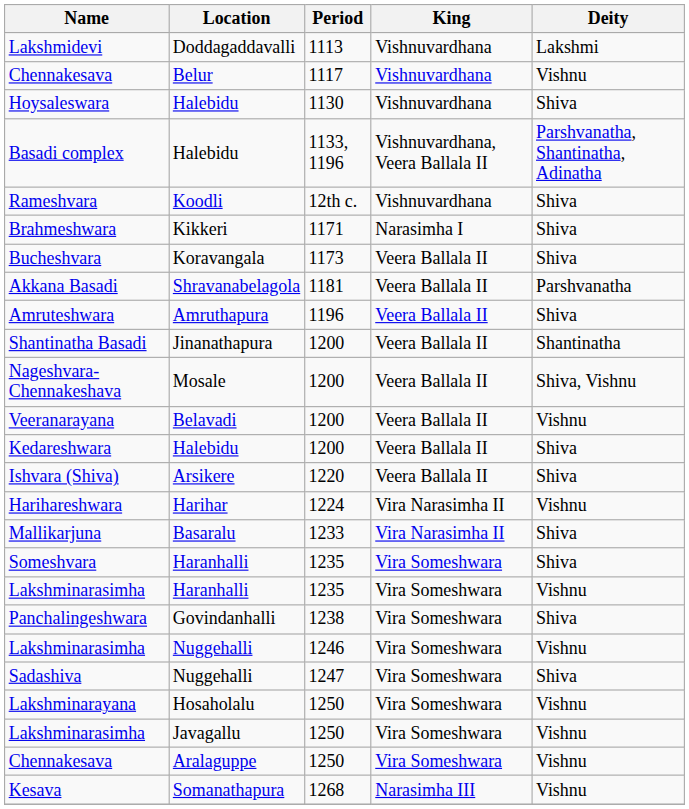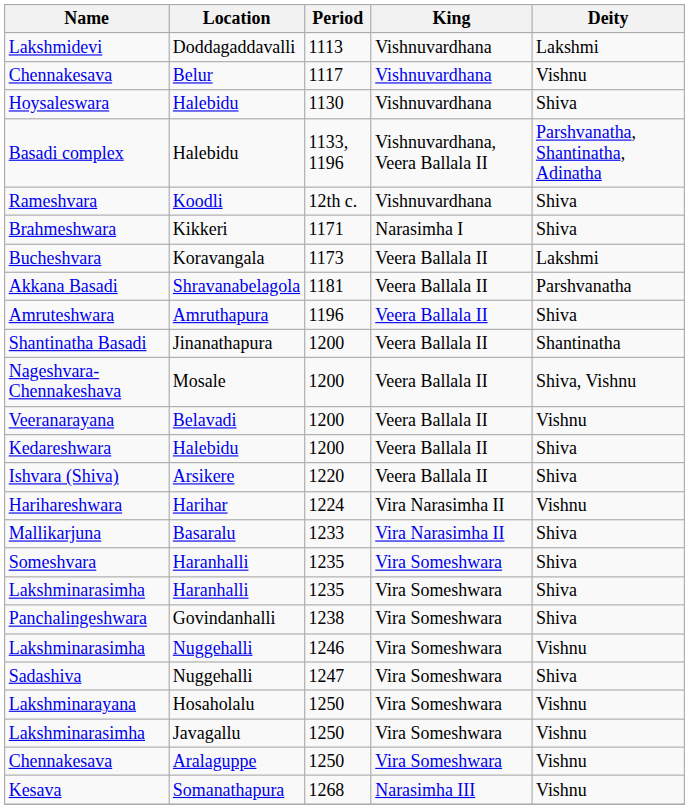(556, 257) Shiva -> (567, 257) Lakshmi
(561, 590) Vishnu -> (556, 590) Shiva
